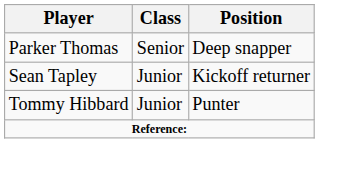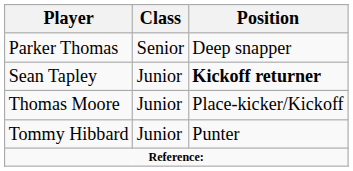(251, 76) normal -> (257, 76) bold
+ row: (64, 104)
